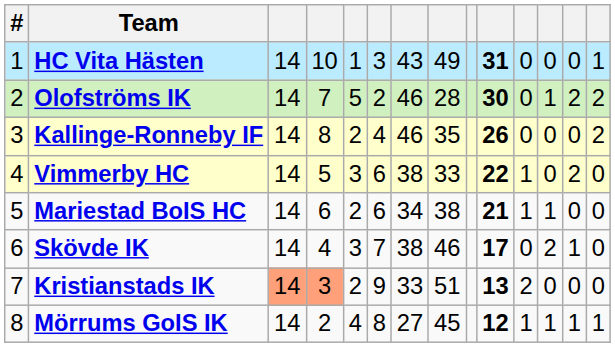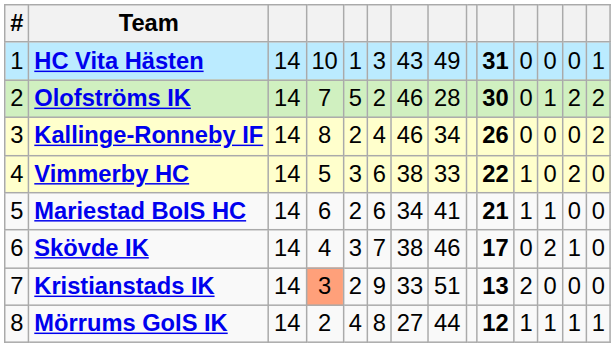(447, 135) 35 -> (447, 135) 34
(447, 211) 38 -> (447, 211) 41
(287, 286) lightsalmon background -> (287, 286) no background
(447, 323) 45 -> (447, 323) 44
